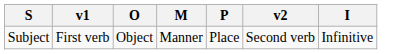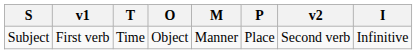+ column: (130, 15)
